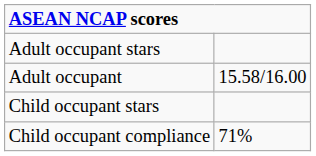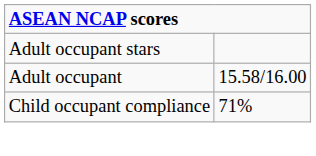- row: (84, 106)
